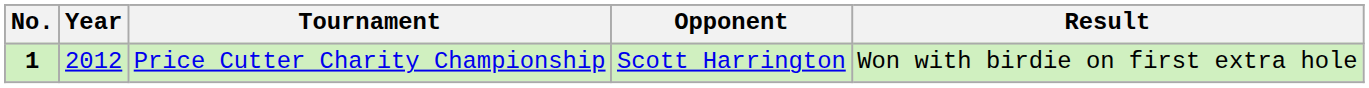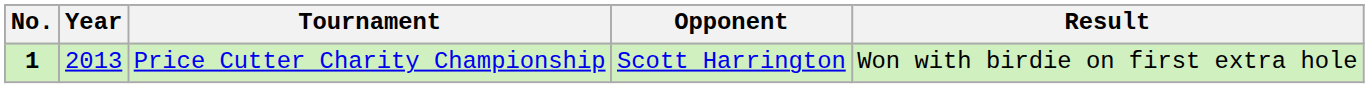(94, 63) 2012 -> (94, 63) 2013
